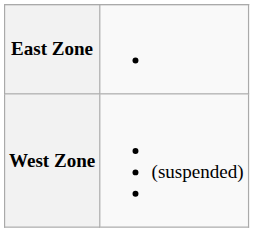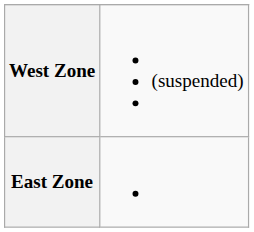rows swapped: (52, 160) <-> (52, 49)
